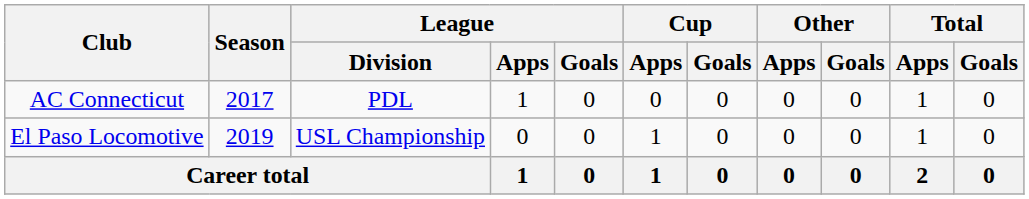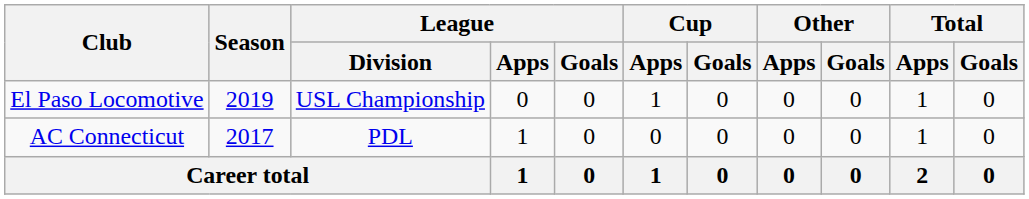rows swapped: (107, 99) <-> (107, 136)
